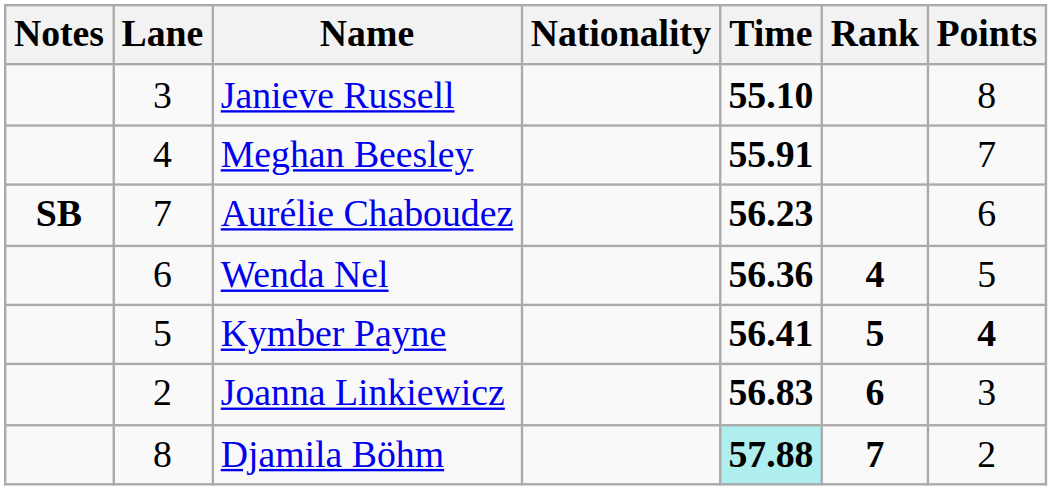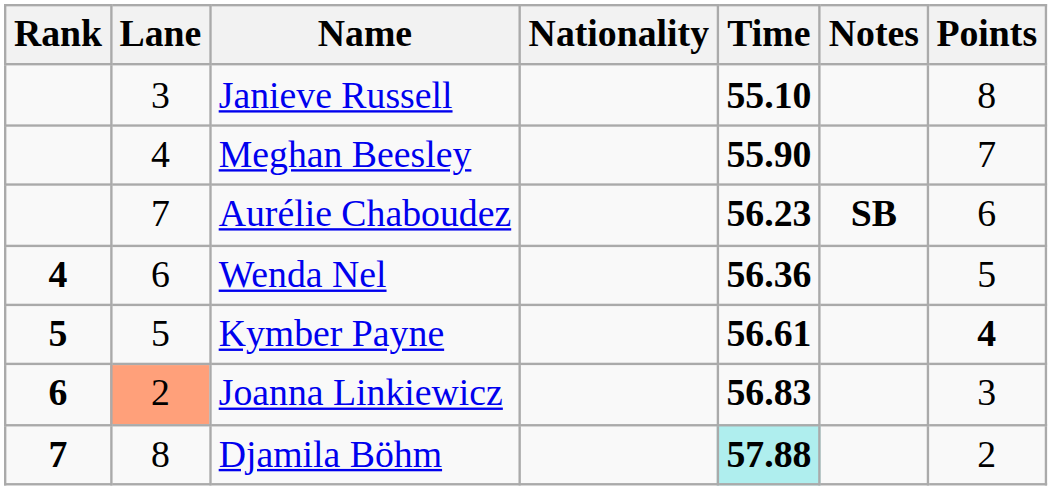columns swapped: (875, 34) <-> (59, 34)
(771, 154) 55.91 -> (769, 154) 55.90
(771, 333) 56.41 -> (769, 333) 56.61
(162, 393) no background -> (160, 393) lightsalmon background
